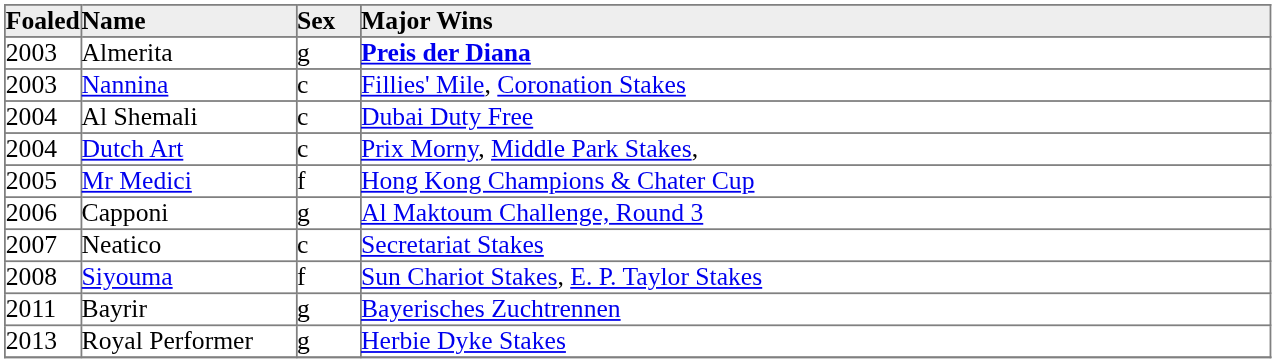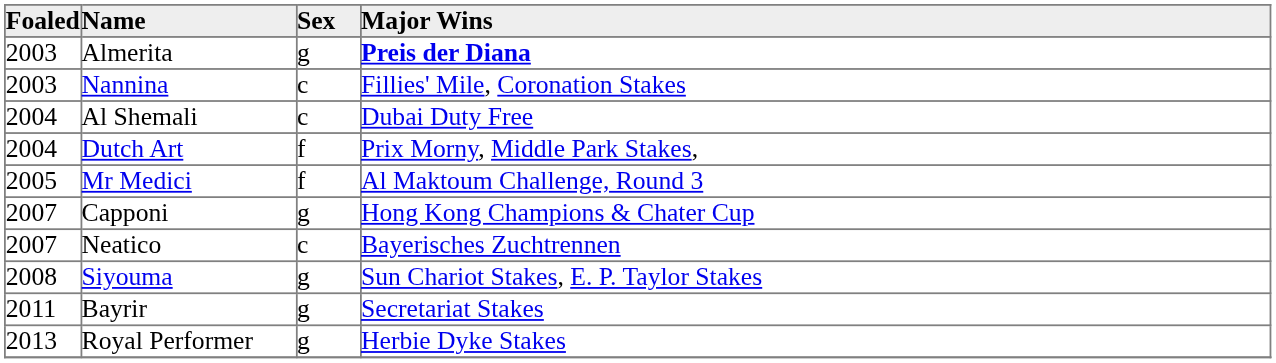(303, 148) c -> (301, 148) f
(558, 180) Hong Kong Champions & Chater Cup -> (532, 180) Al Maktoum Challenge, Round 3
(31, 212) 2006 -> (31, 212) 2007
(532, 212) Al Maktoum Challenge, Round 3 -> (558, 212) Hong Kong Champions & Chater Cup
(452, 244) Secretariat Stakes -> (491, 244) Bayerisches Zuchtrennen
(301, 276) f -> (303, 276) g
(491, 308) Bayerisches Zuchtrennen -> (452, 308) Secretariat Stakes
